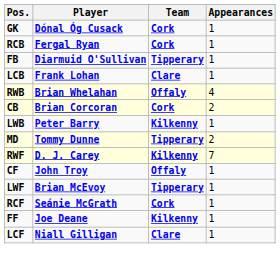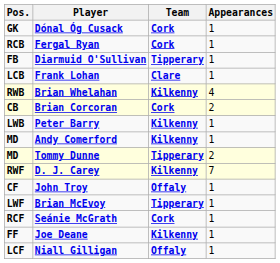(169, 92) Offaly -> (174, 92) Kilkenny
+ row: (76, 139)
(166, 235) Clare -> (169, 251) Offaly
